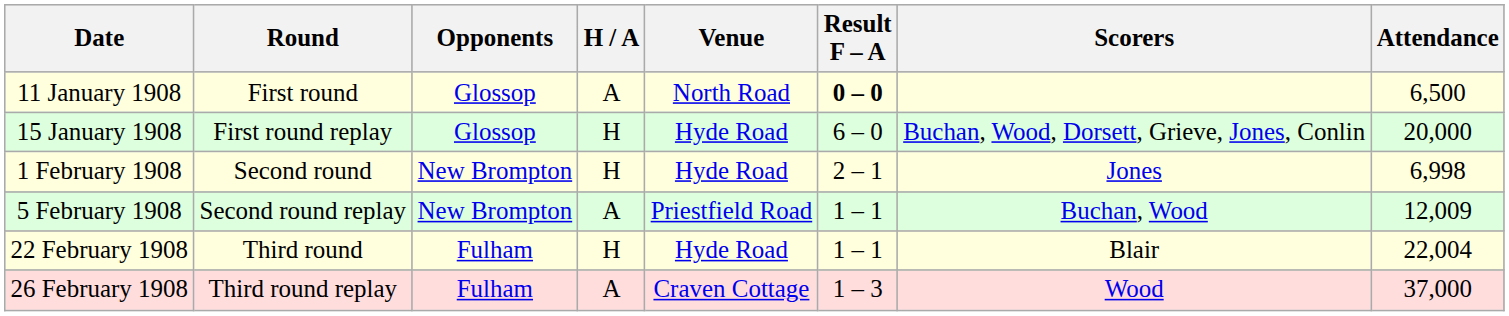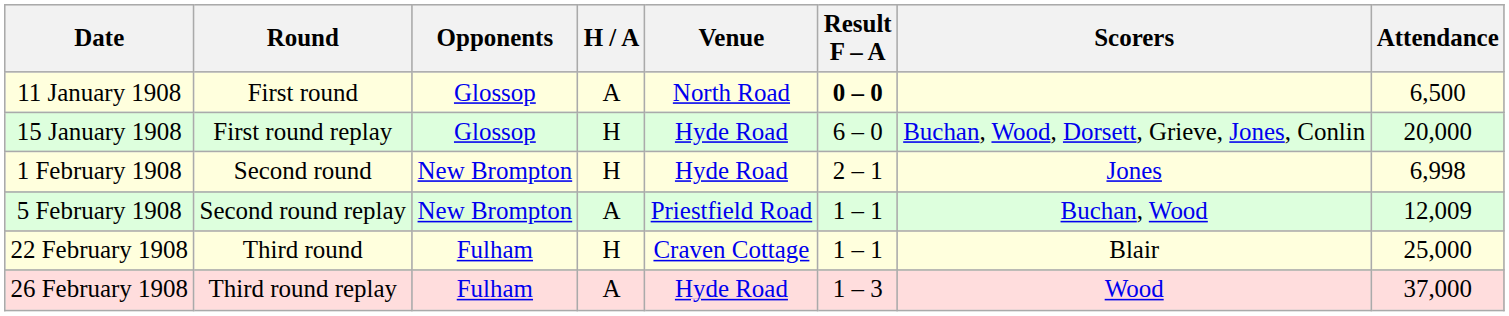(731, 250) Hyde Road -> (731, 250) Craven Cottage
(1438, 250) 22,004 -> (1438, 250) 25,000
(731, 289) Craven Cottage -> (731, 289) Hyde Road
